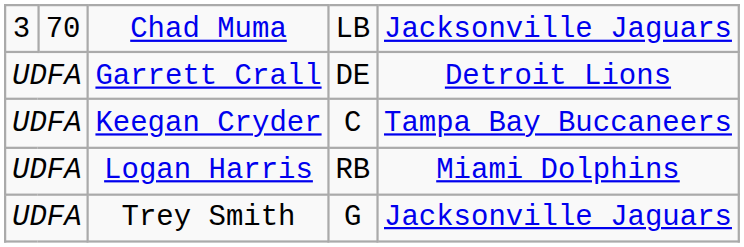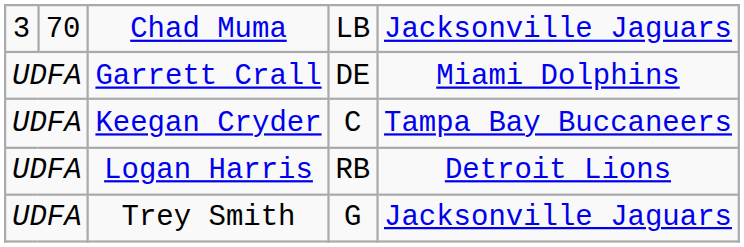(558, 76) Detroit Lions -> (558, 76) Miami Dolphins
(558, 170) Miami Dolphins -> (558, 170) Detroit Lions
